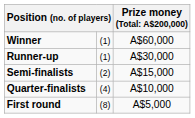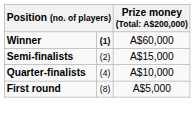(105, 41) normal -> (105, 40) bold
- row: (33, 56)
